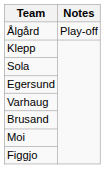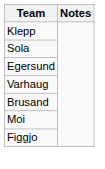- row: (23, 31)
